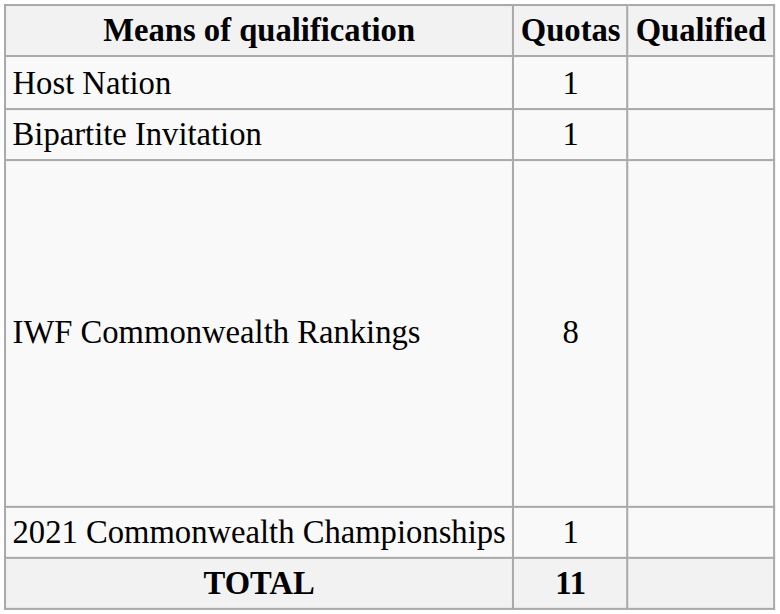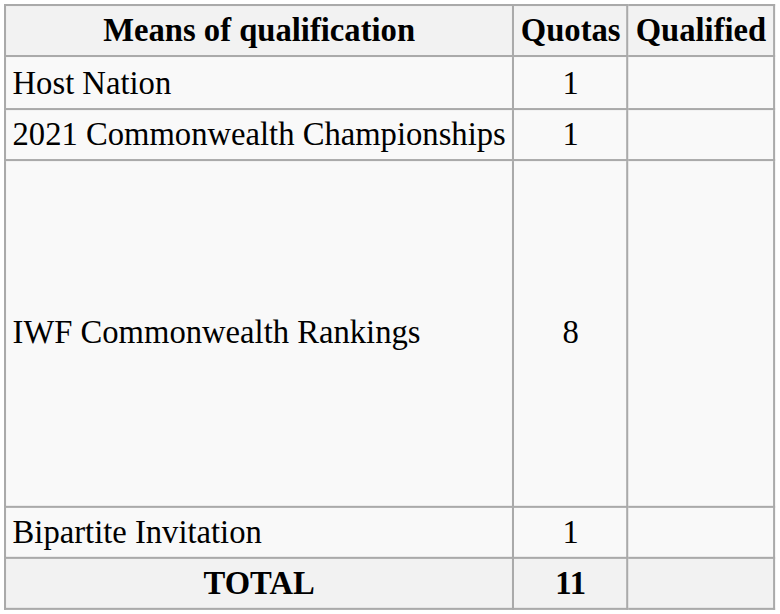rows swapped: (259, 531) <-> (137, 133)
